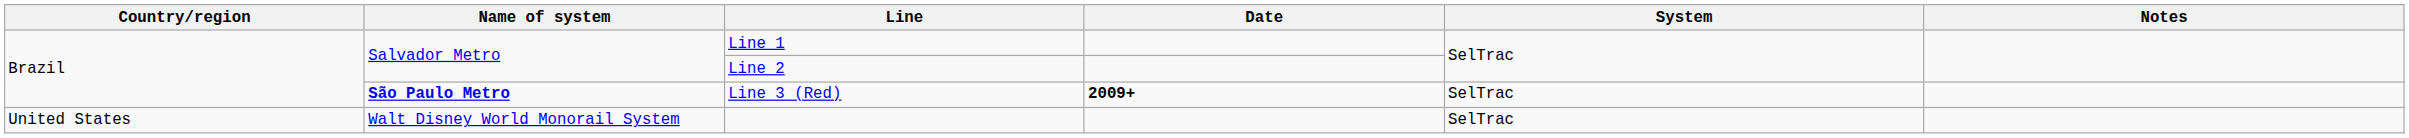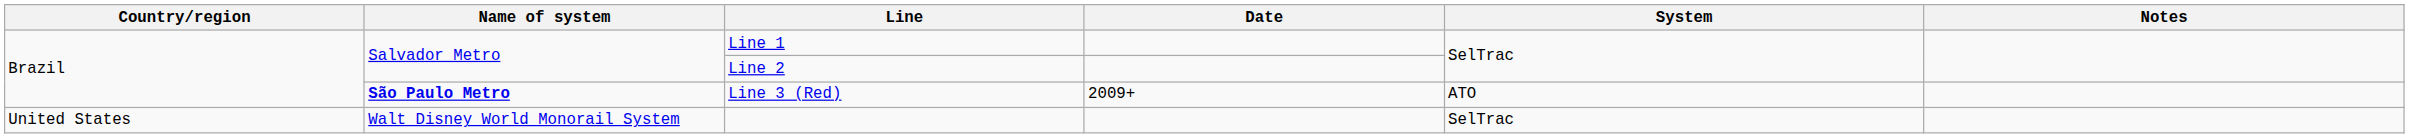(1112, 94) bold -> (1112, 94) normal
(1481, 94) SelTrac -> (1462, 94) ATO
